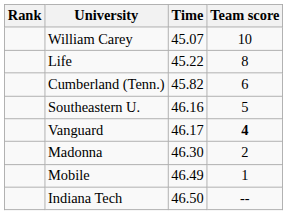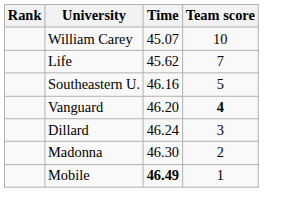(187, 61) 45.22 -> (163, 61) 45.62
(245, 61) 8 -> (220, 61) 7
- row: (106, 84)
(187, 130) 46.17 -> (163, 107) 46.20
+ row: (68, 130)
(187, 175) normal -> (163, 175) bold
- row: (85, 198)
